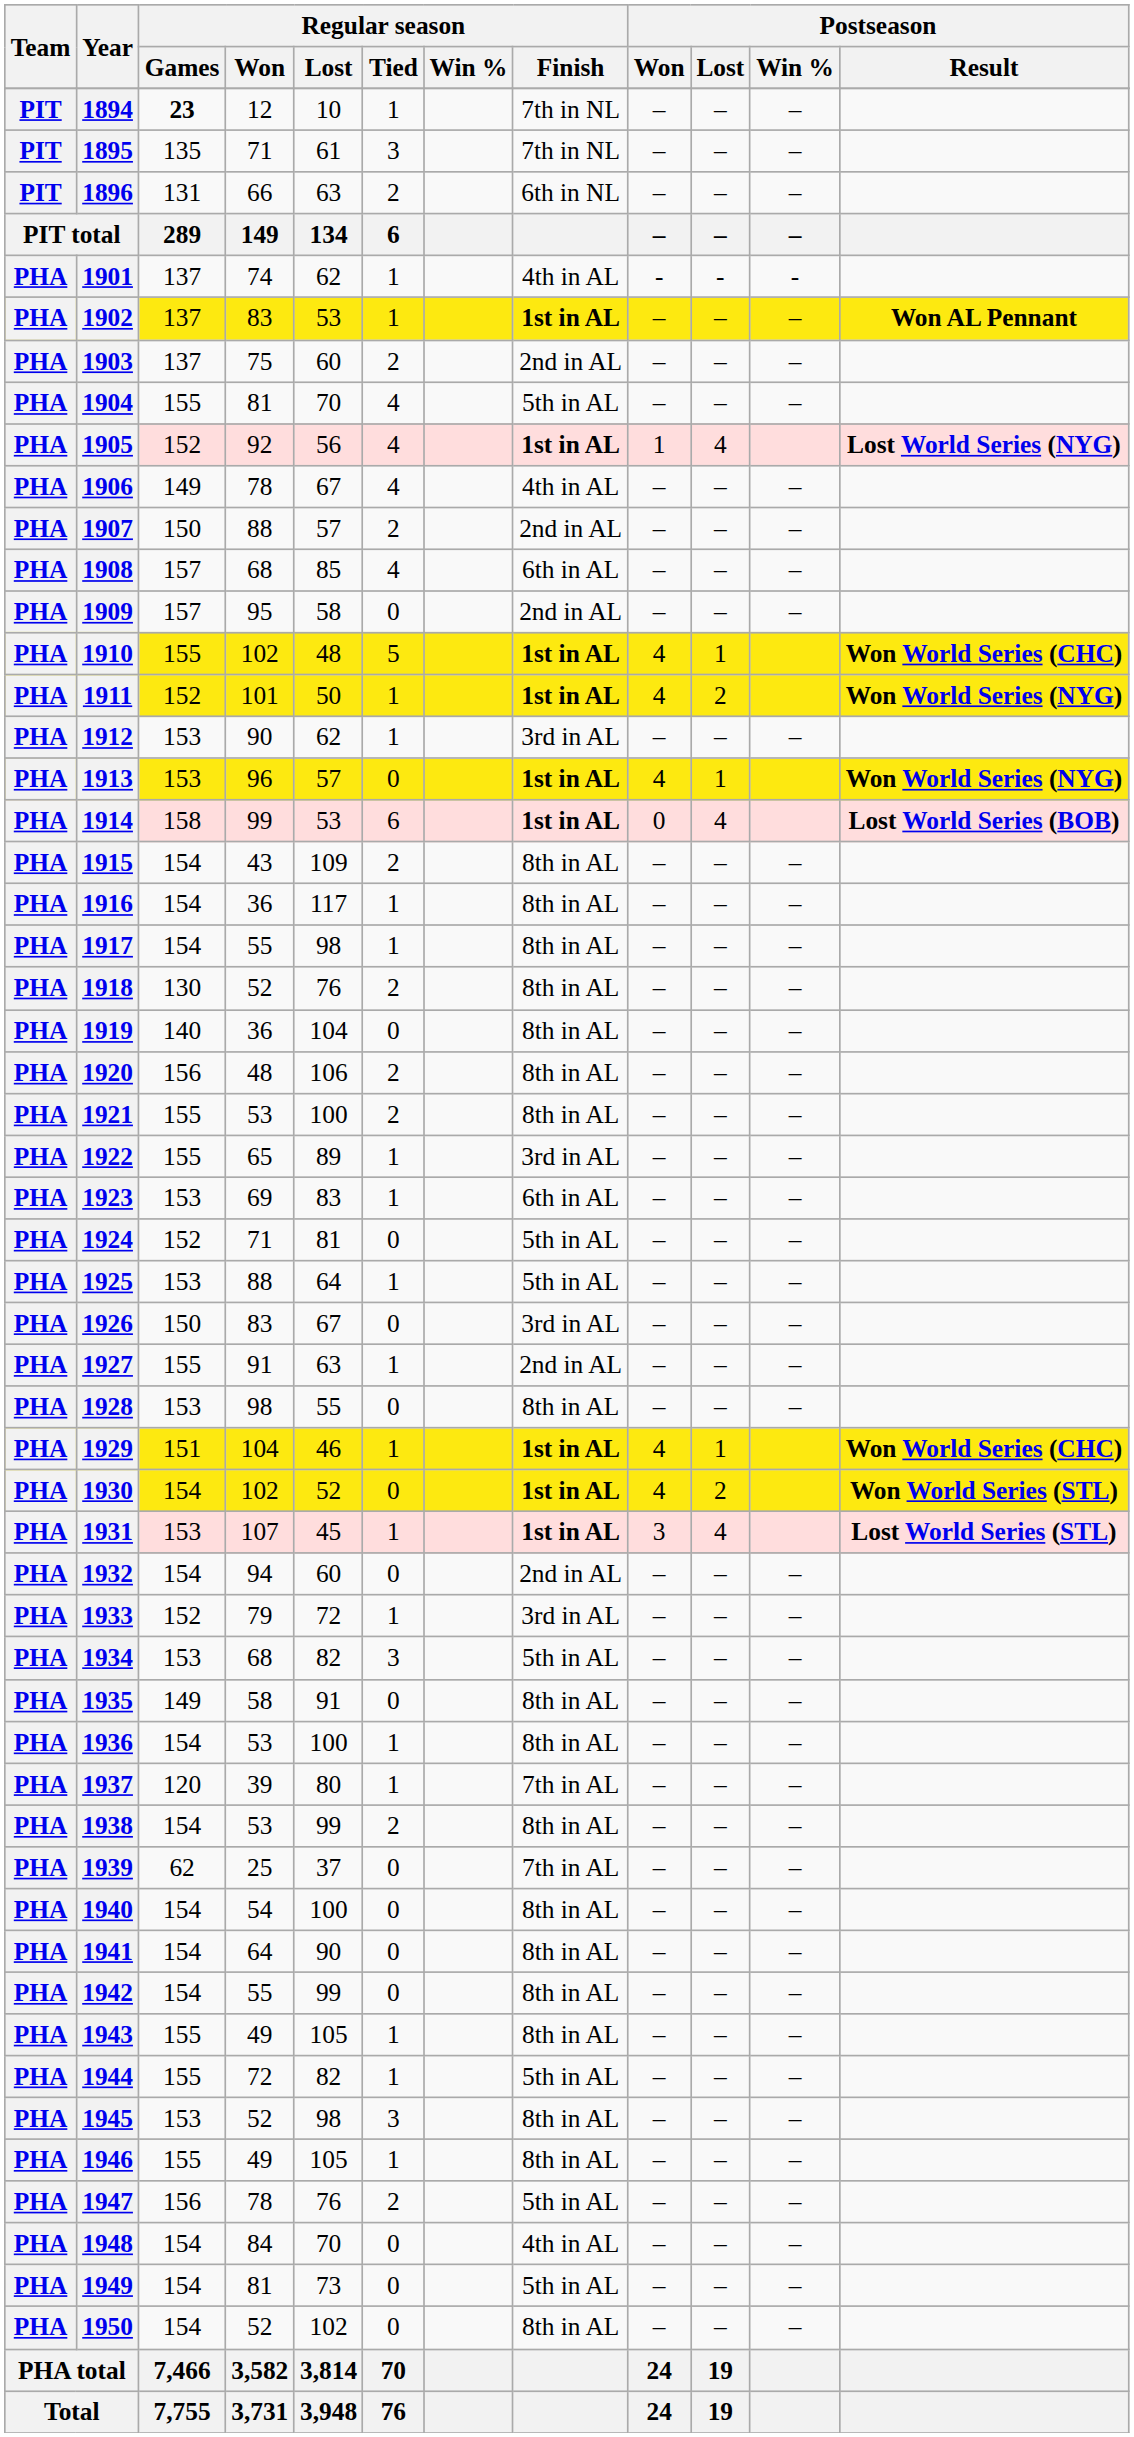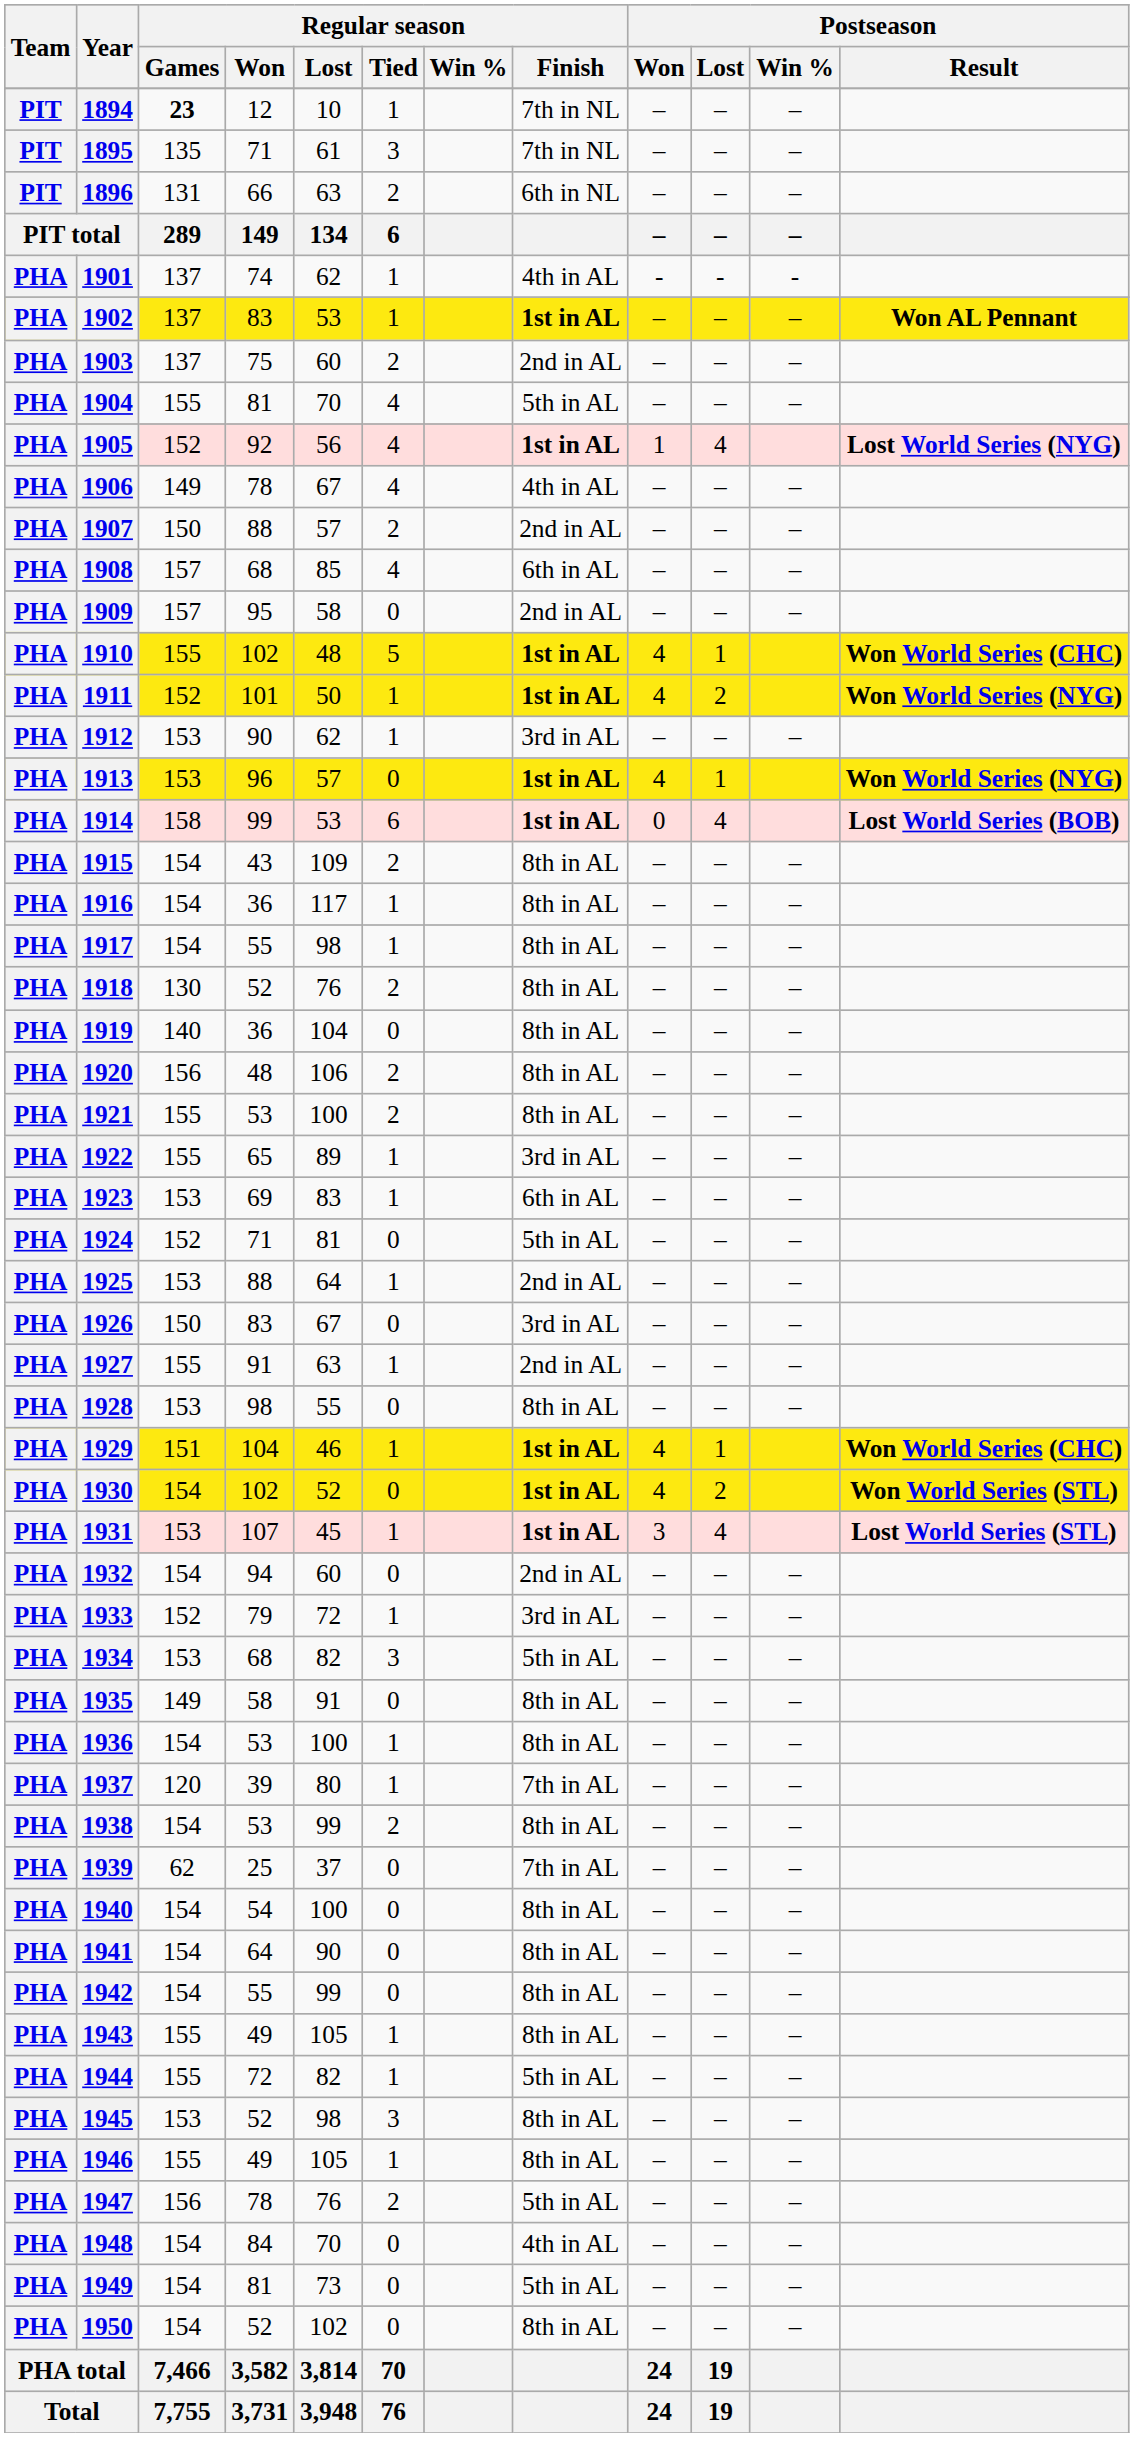(571, 1281) 5th in AL -> (571, 1281) 2nd in AL
